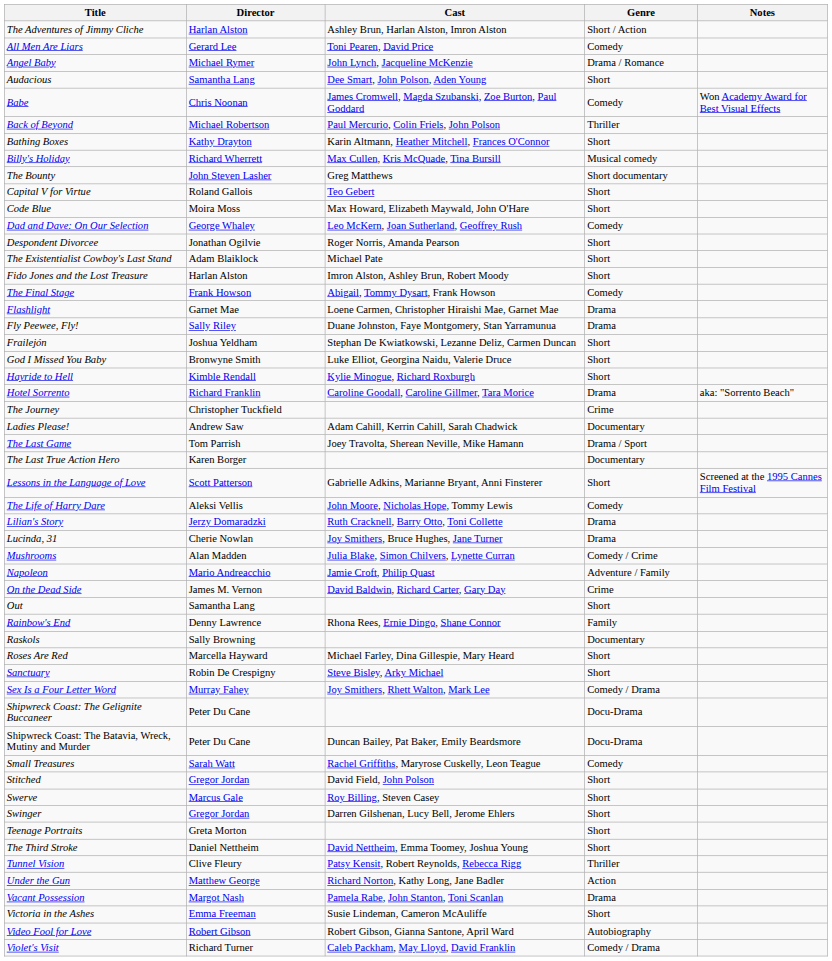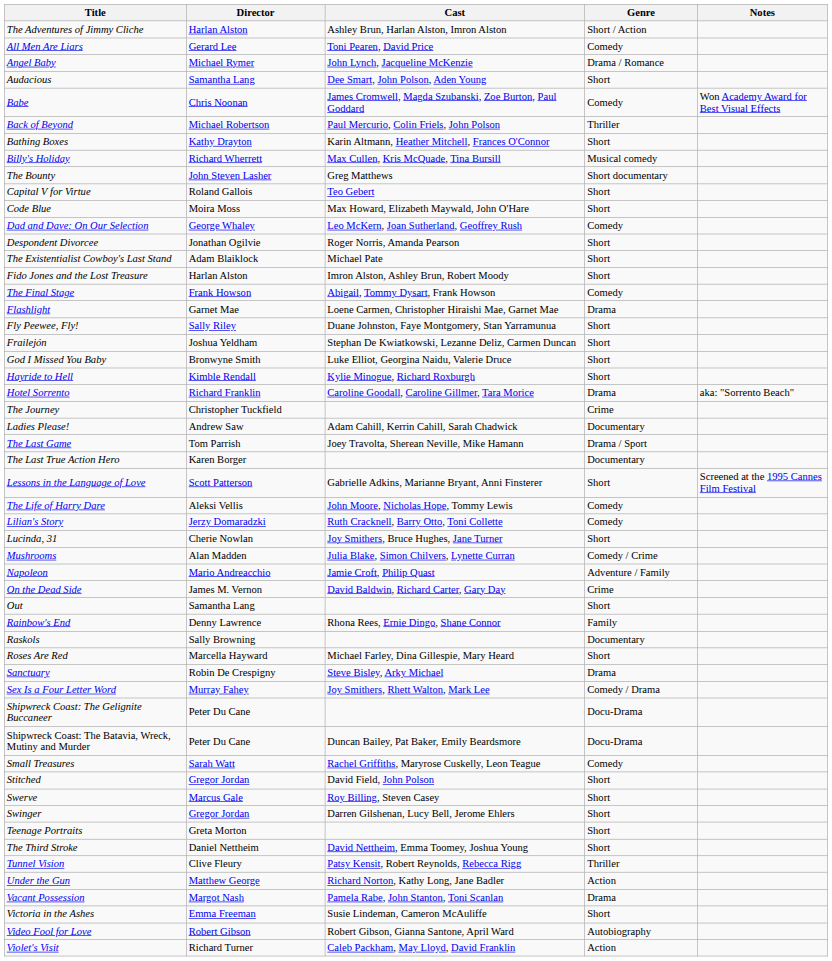(602, 326) Drama -> (599, 326) Short
(602, 522) Drama -> (605, 522) Comedy
(602, 539) Drama -> (599, 539) Short
(599, 673) Short -> (602, 673) Drama
(624, 948) Comedy / Drama -> (602, 948) Action
